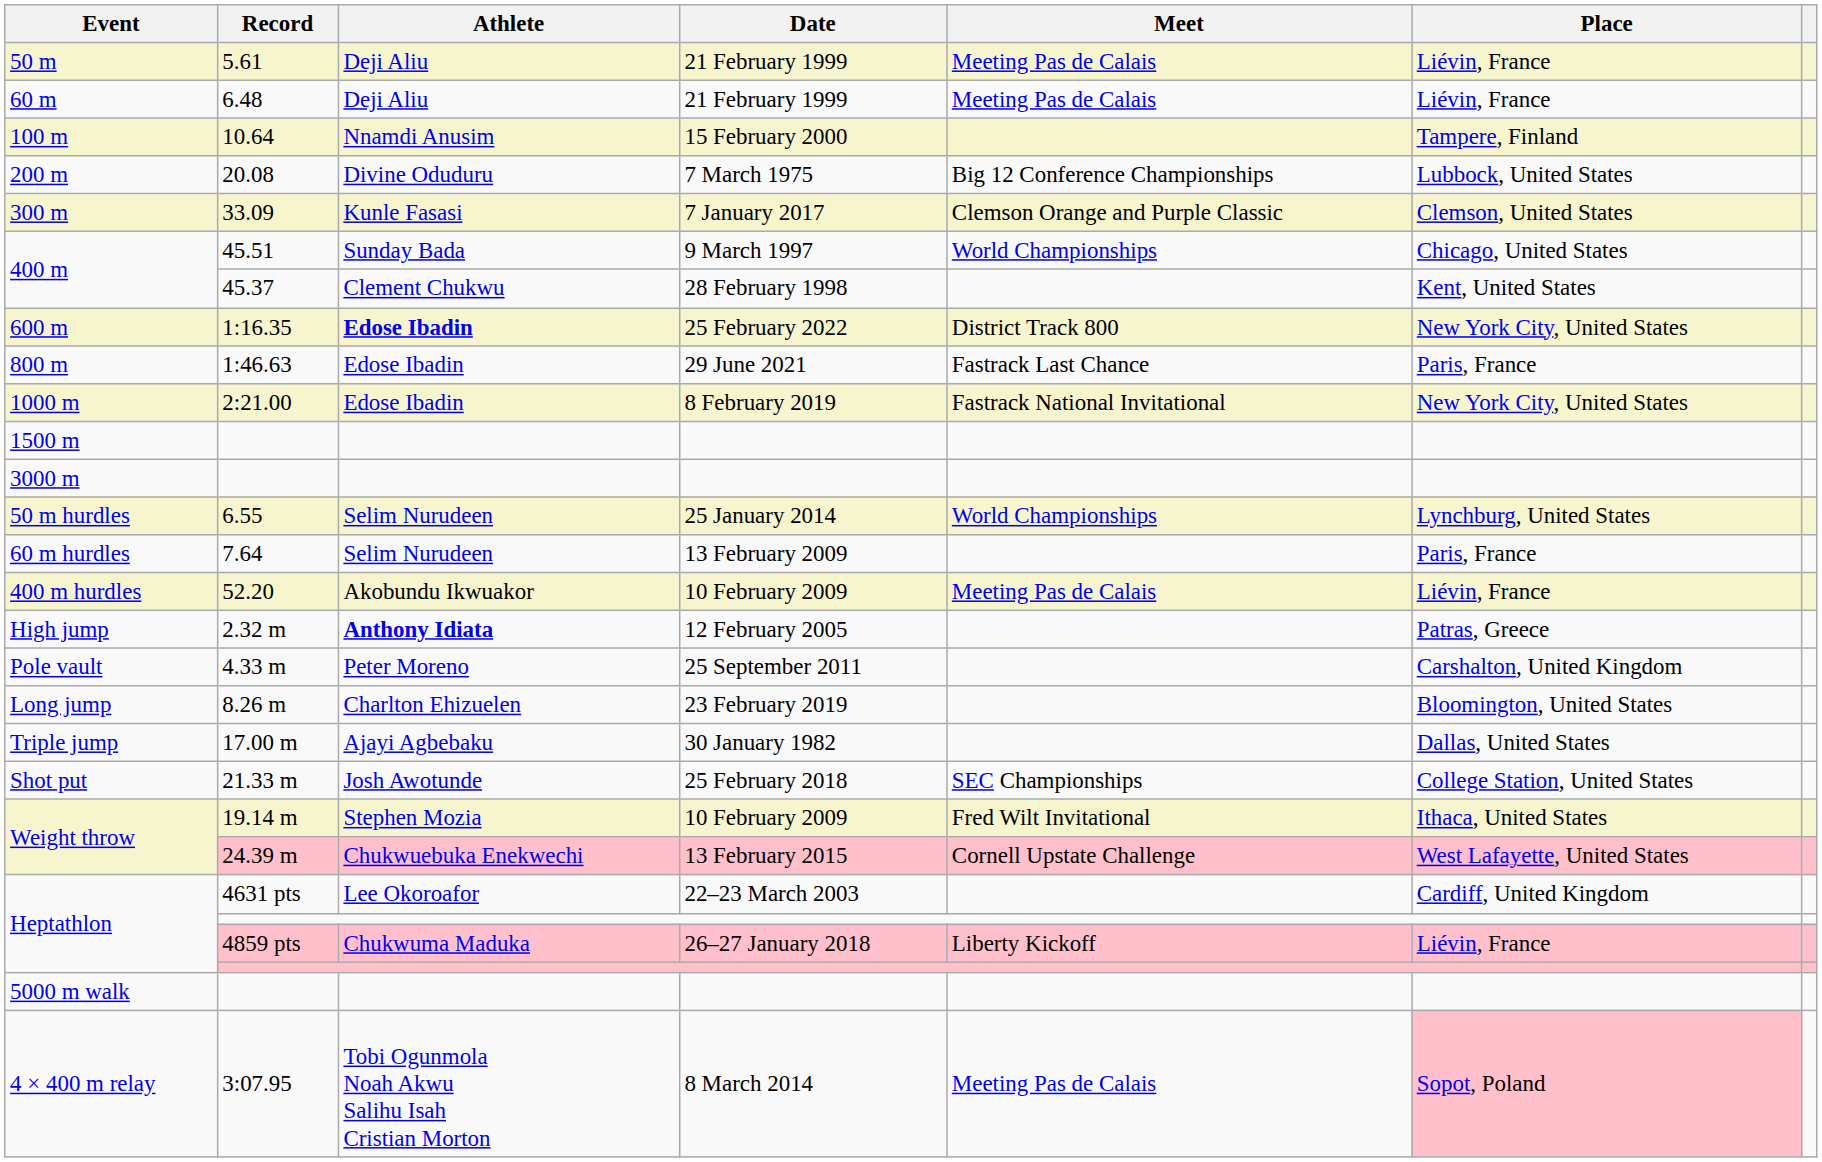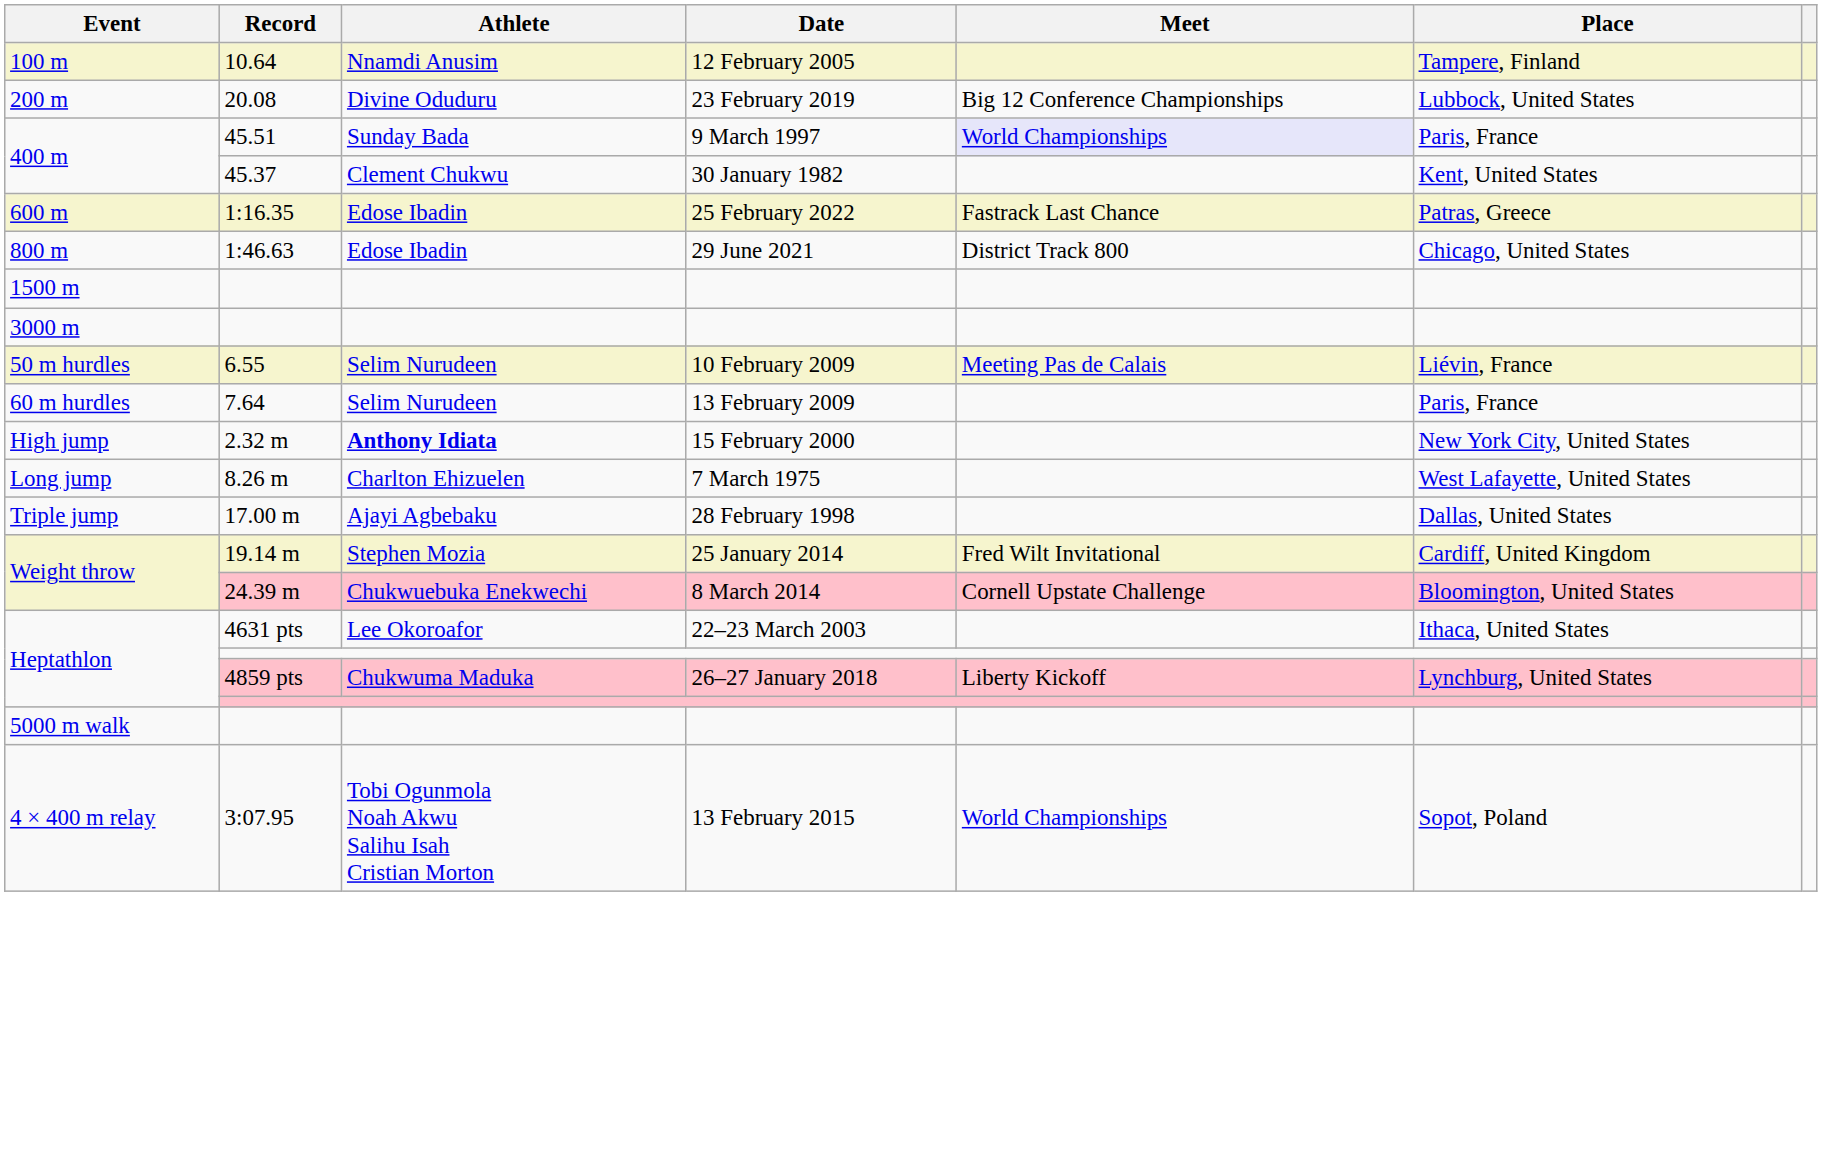- row: (33, 61)
- row: (33, 99)
(766, 137) 15 February 2000 -> (773, 61) 12 February 2005
(749, 174) 7 March 1975 -> (773, 99) 23 February 2019
- row: (39, 212)
(1054, 250) no background -> (1064, 137) lavender background
(1522, 250) Chicago, United States -> (1478, 137) Paris, France
(766, 288) 28 February 1998 -> (767, 174) 30 January 1982
(408, 326) bold -> (407, 212) normal
(1035, 326) District Track 800 -> (1061, 212) Fastrack Last Chance
(1552, 326) New York City, United States -> (1485, 212) Patras, Greece
(1051, 364) Fastrack Last Chance -> (1045, 250) District Track 800
(1477, 364) Paris, France -> (1524, 250) Chicago, United States
- row: (45, 402)
(760, 515) 25 January 2014 -> (773, 364) 10 February 2009
(1054, 515) World Championships -> (1064, 364) Meeting Pas de Calais
(1533, 515) Lynchburg, United States -> (1485, 364) Liévin, France
- row: (76, 591)
(766, 629) 12 February 2005 -> (773, 439) 15 February 2000
(1483, 629) Patras, Greece -> (1554, 439) New York City, United States
- row: (56, 666)
(766, 704) 23 February 2019 -> (756, 477) 7 March 1975
(1544, 704) Bloomington, United States -> (1555, 477) West Lafayette, United States
(760, 742) 30 January 1982 -> (773, 515) 28 February 1998
- row: (49, 780)
(766, 818) 10 February 2009 -> (767, 553) 25 January 2014
(1512, 818) Ithaca, United States -> (1535, 553) Cardiff, United Kingdom
(766, 856) 13 February 2015 -> (756, 591) 8 March 2014
(1553, 856) West Lafayette, United States -> (1546, 591) Bloomington, United States
(1533, 894) Cardiff, United Kingdom -> (1514, 629) Ithaca, United States
(1484, 942) Liévin, France -> (1535, 677) Lynchburg, United States
(749, 1083) 8 March 2014 -> (773, 818) 13 February 2015
(1054, 1083) Meeting Pas de Calais -> (1064, 818) World Championships
(1481, 1083) pink background -> (1483, 818) no background
